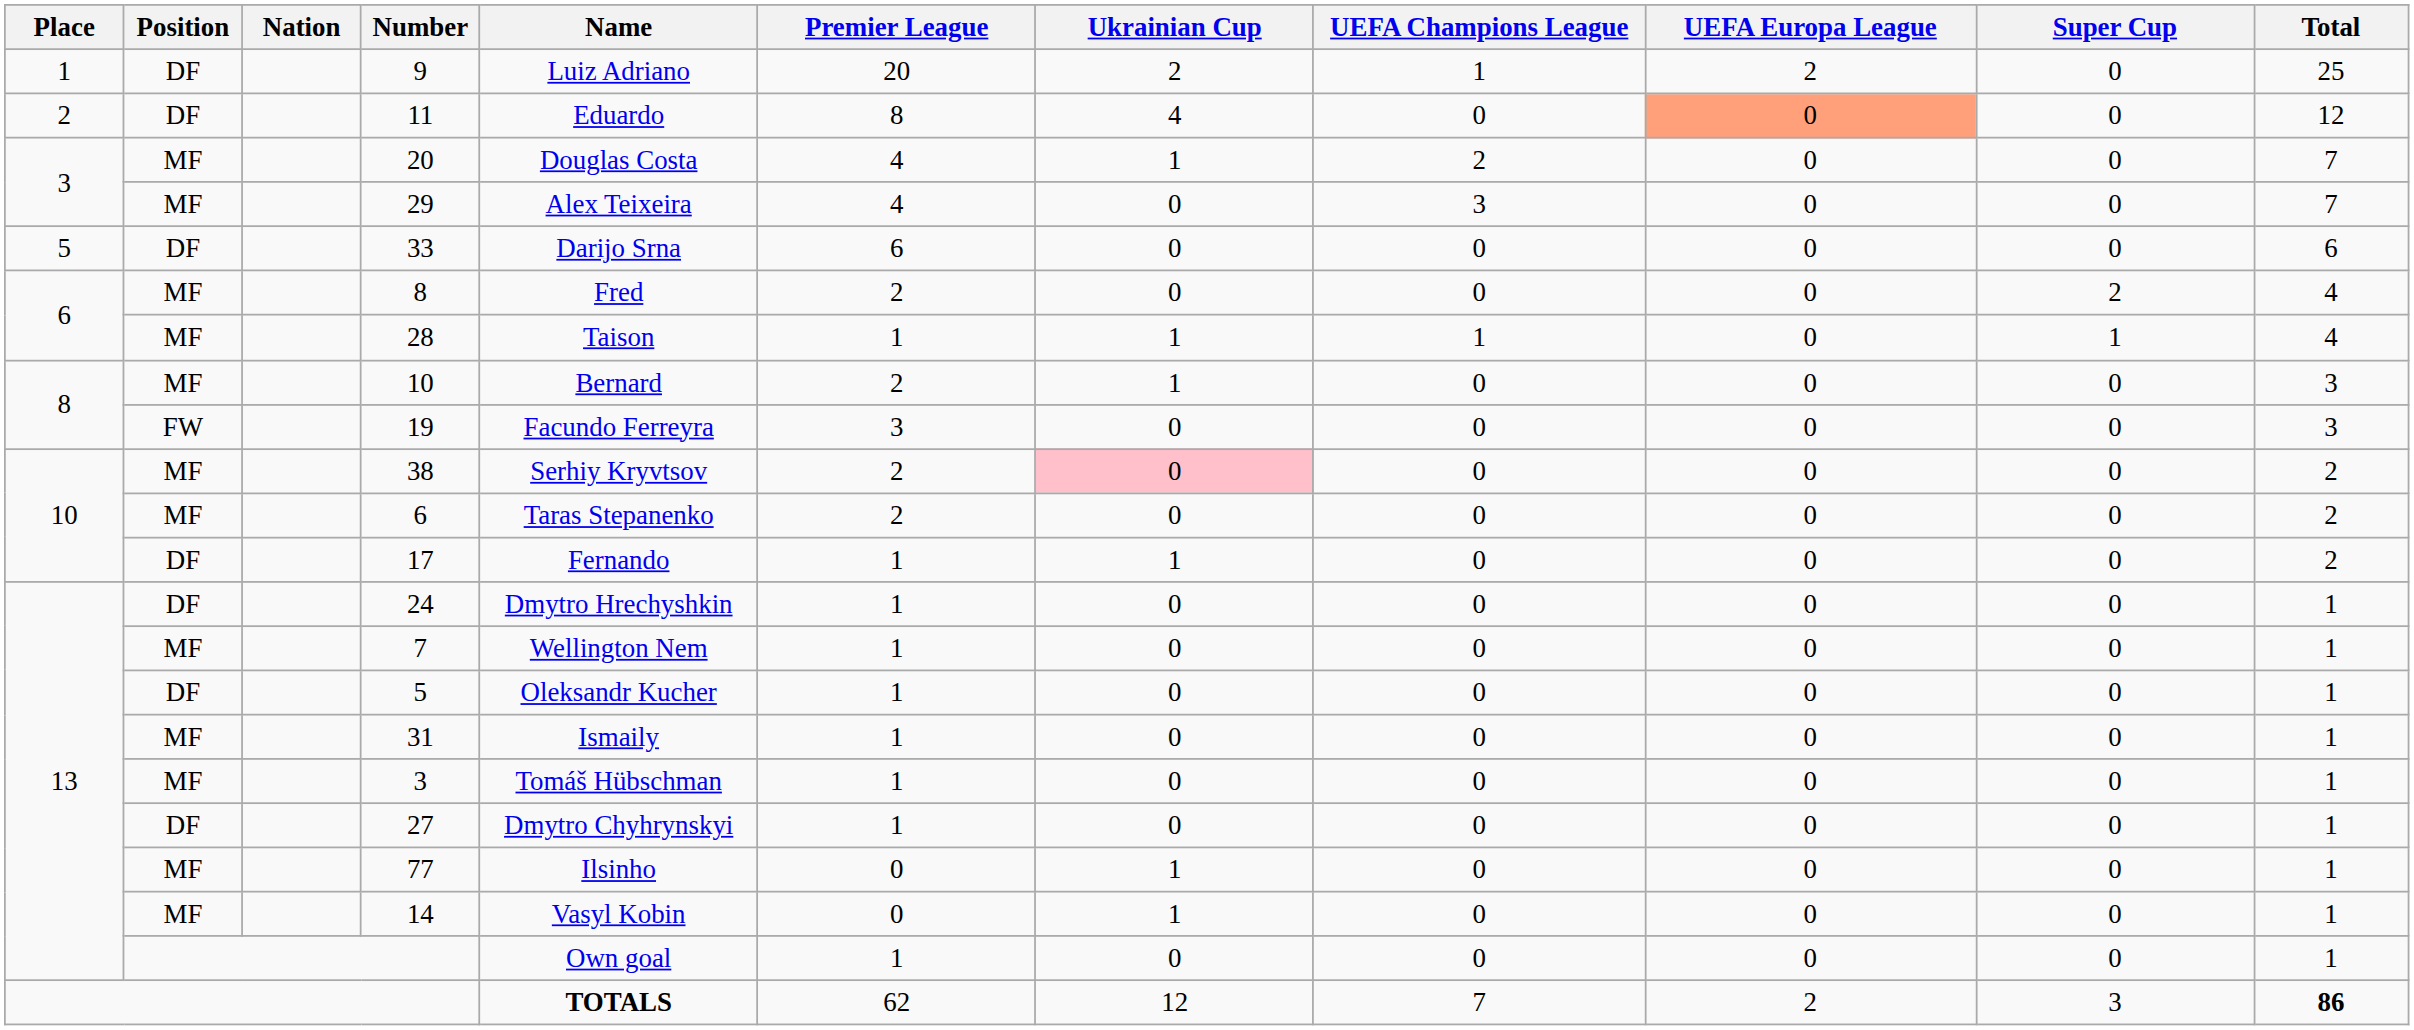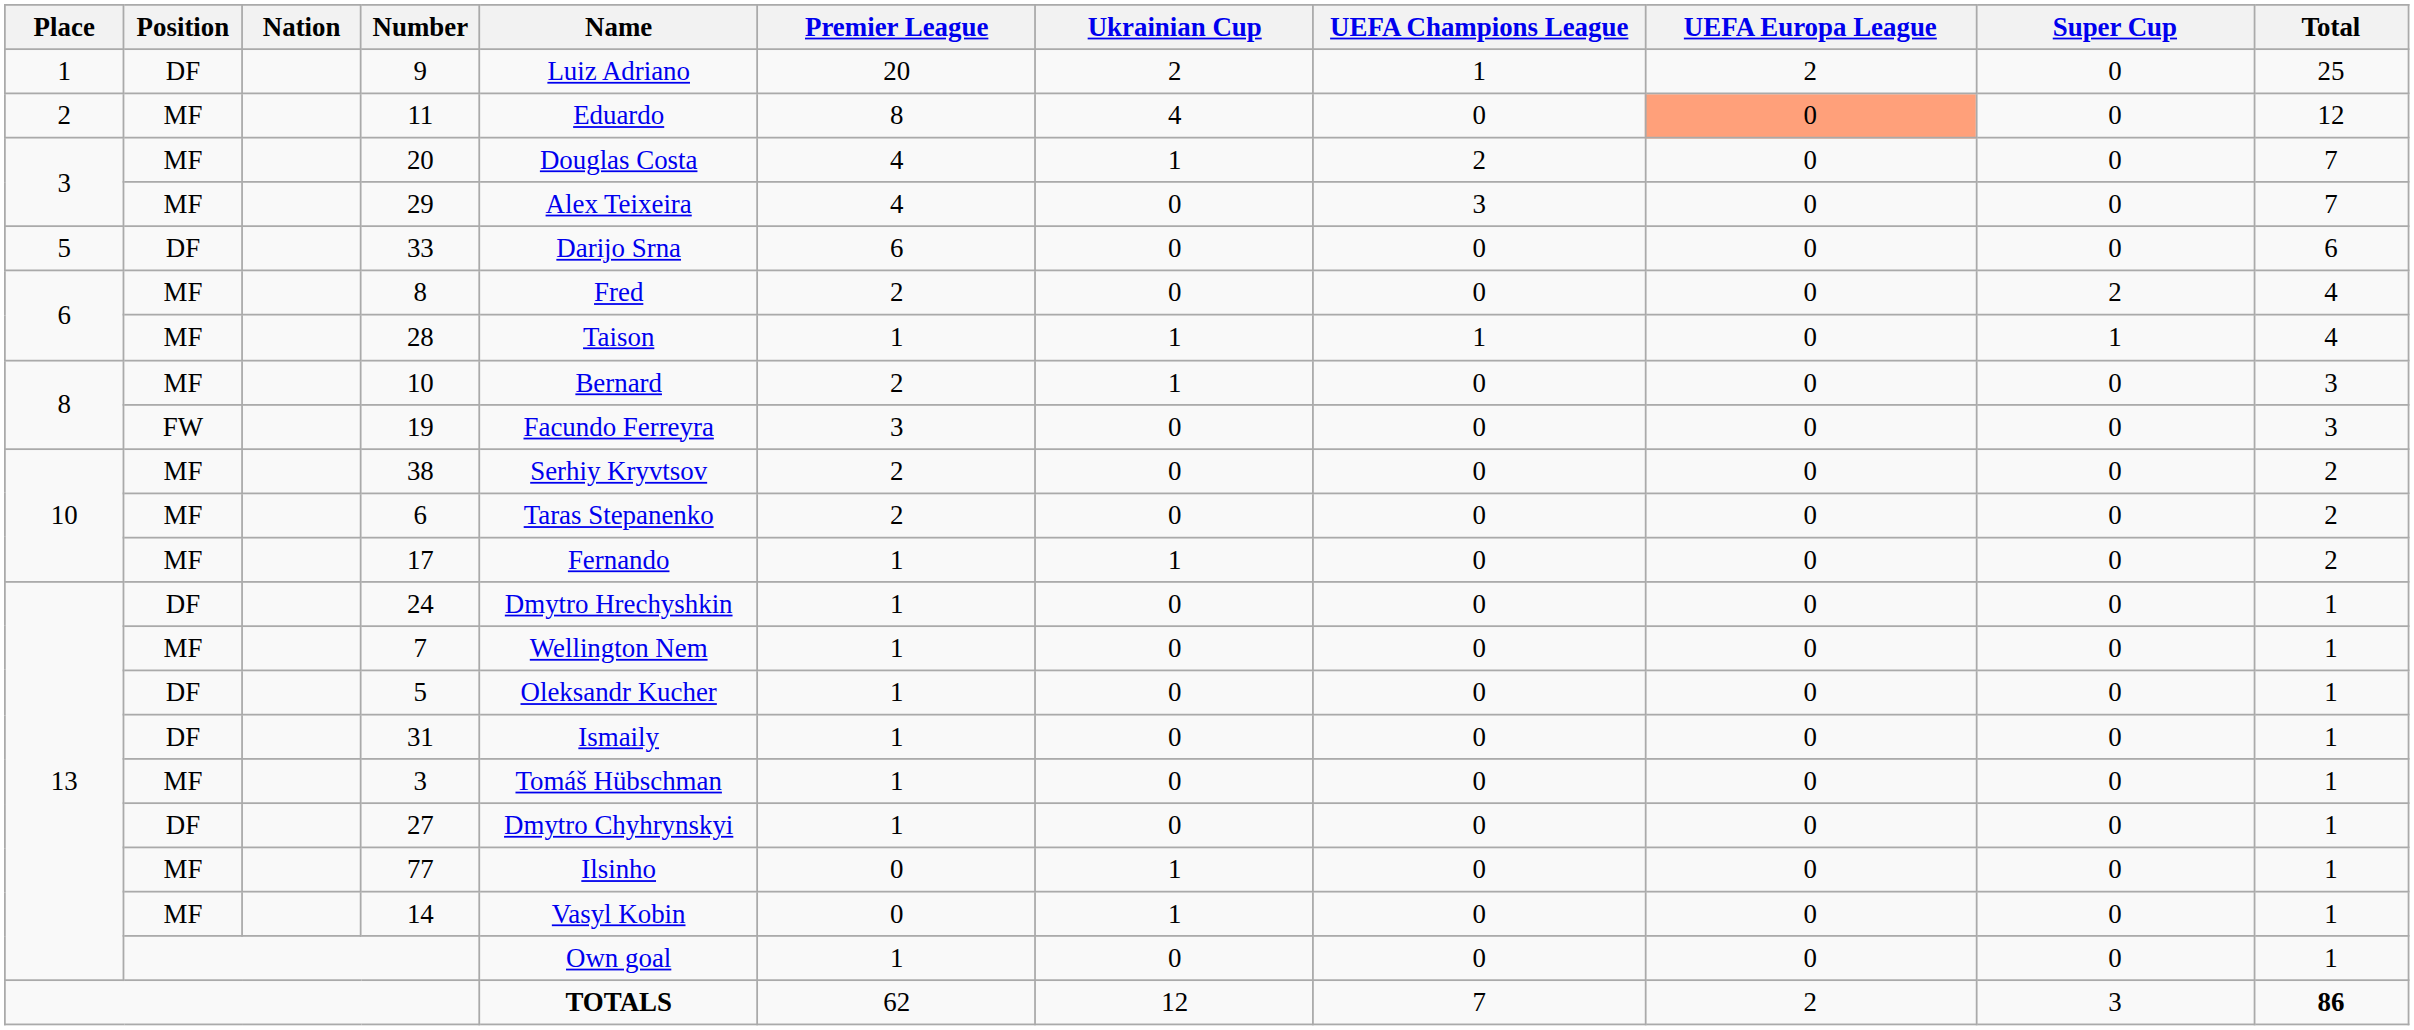(183, 115) DF -> (183, 115) MF
(1175, 470) pink background -> (1175, 470) no background
(183, 559) DF -> (183, 559) MF
(183, 736) MF -> (183, 736) DF
